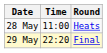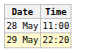- column: (87, 12)
